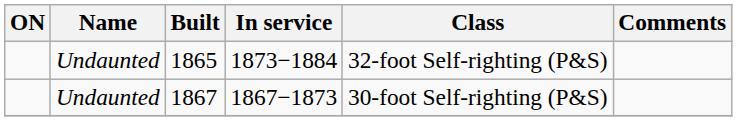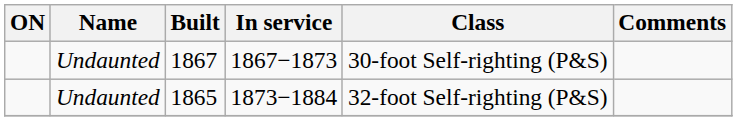rows swapped: (194, 97) <-> (194, 60)
